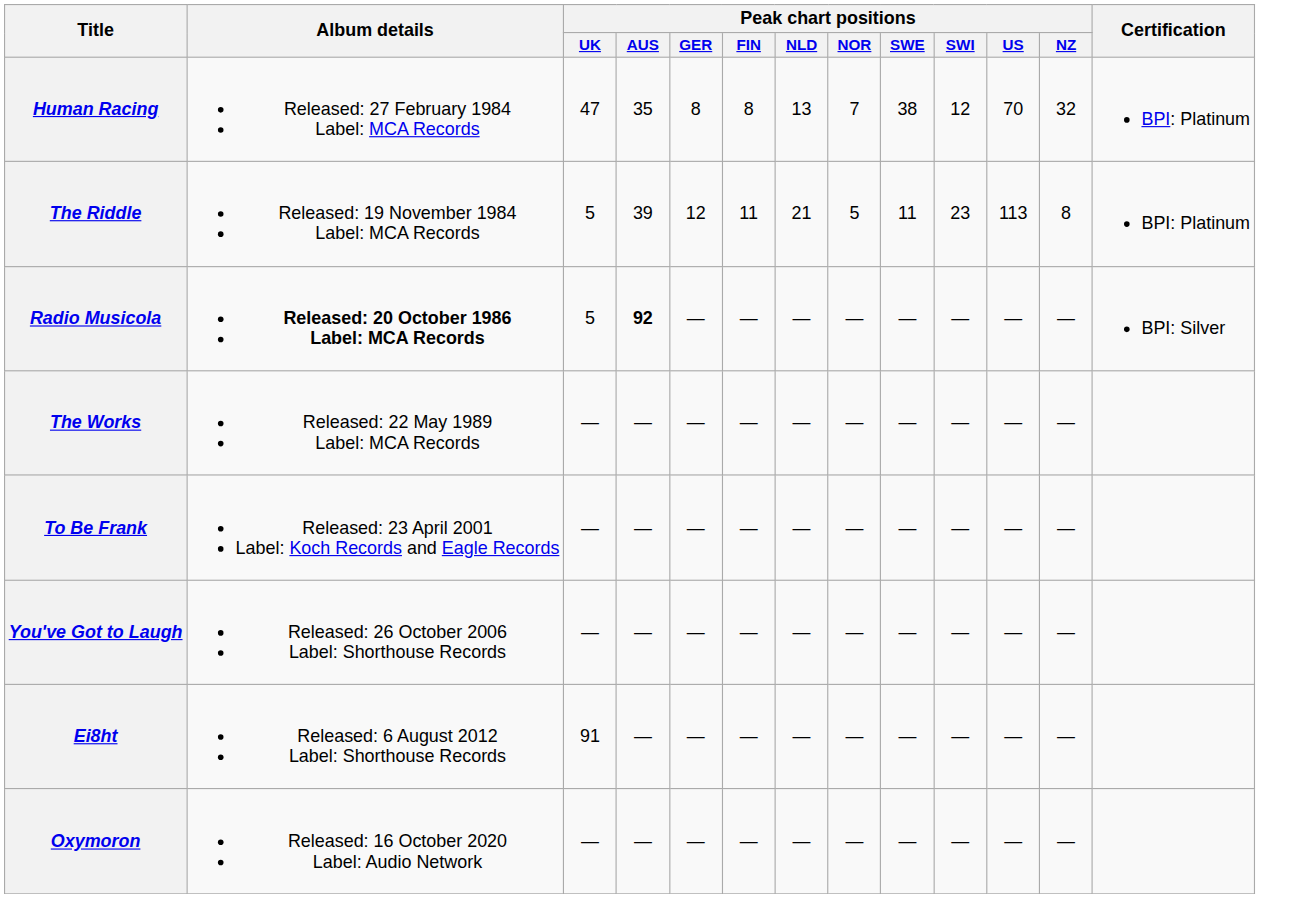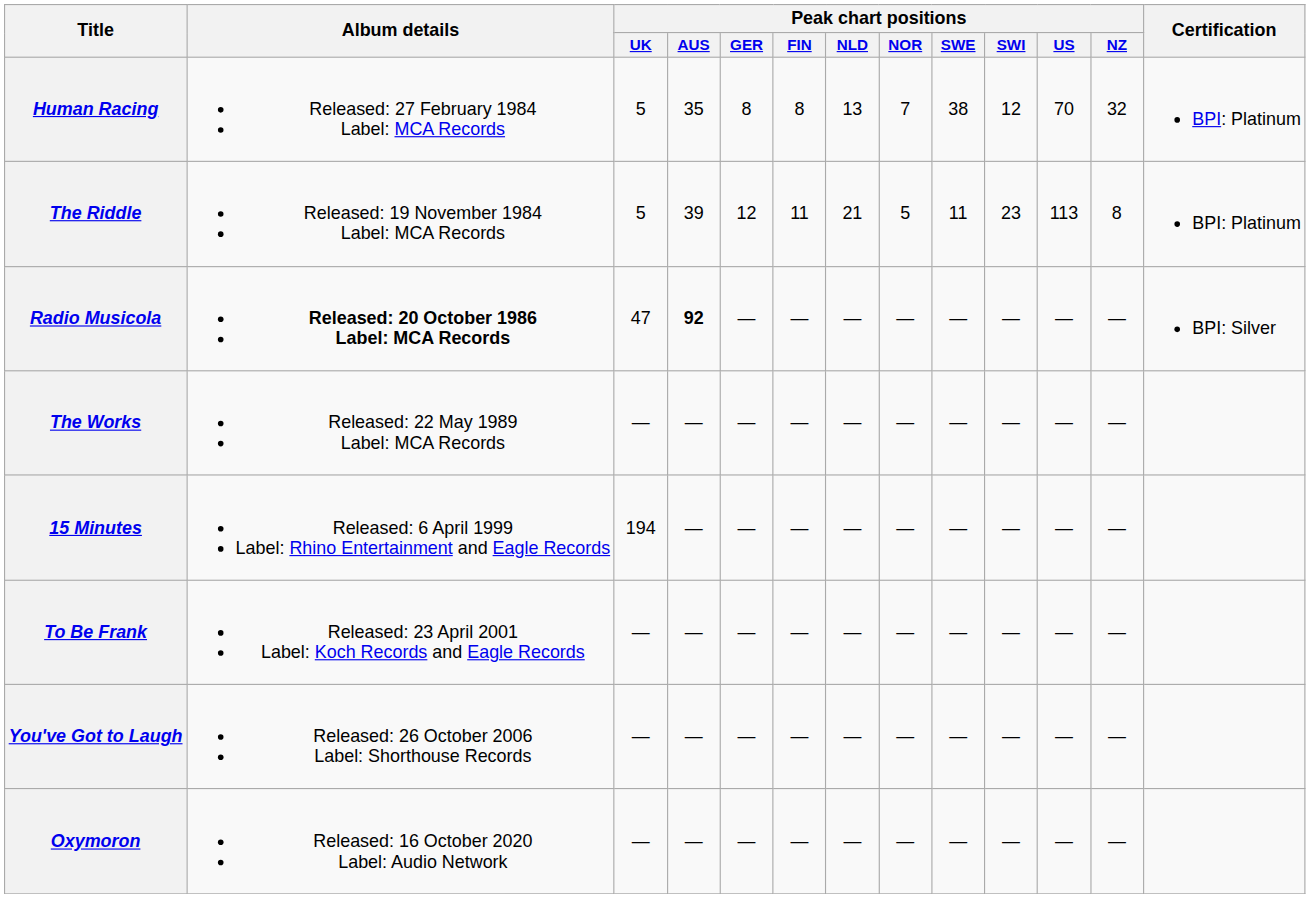(590, 109) 47 -> (641, 109) 5
(590, 318) 5 -> (641, 318) 47
+ row: (96, 527)
- row: (96, 736)
